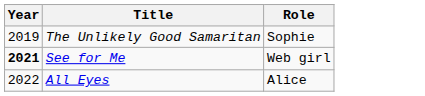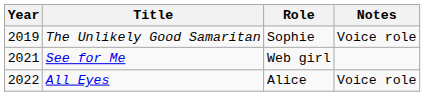+ column: (377, 15)
(24, 59) bold -> (24, 59) normal
